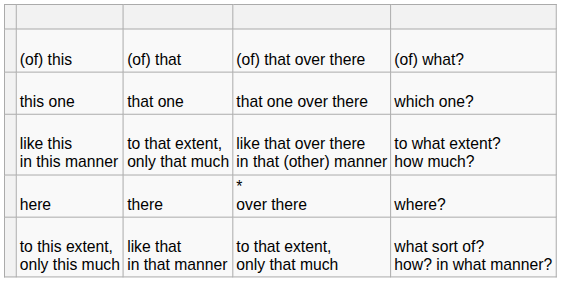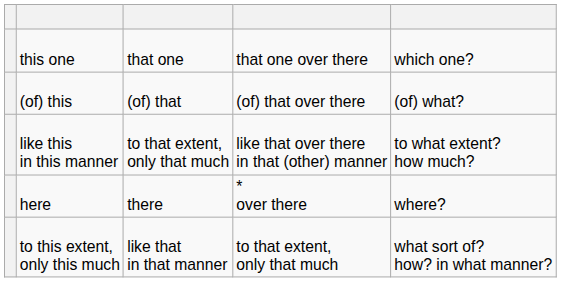rows swapped: (47, 101) <-> (46, 59)
